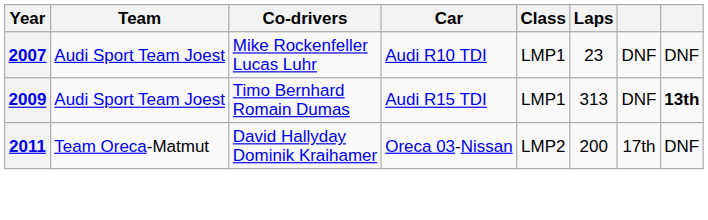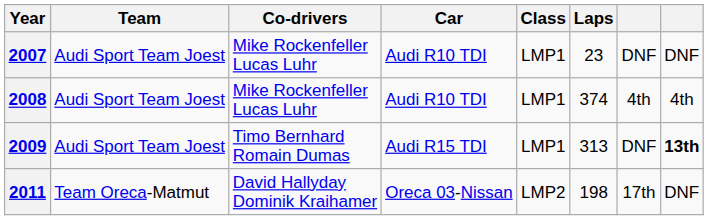+ row: (27, 100)
(594, 146) 200 -> (594, 192) 198
